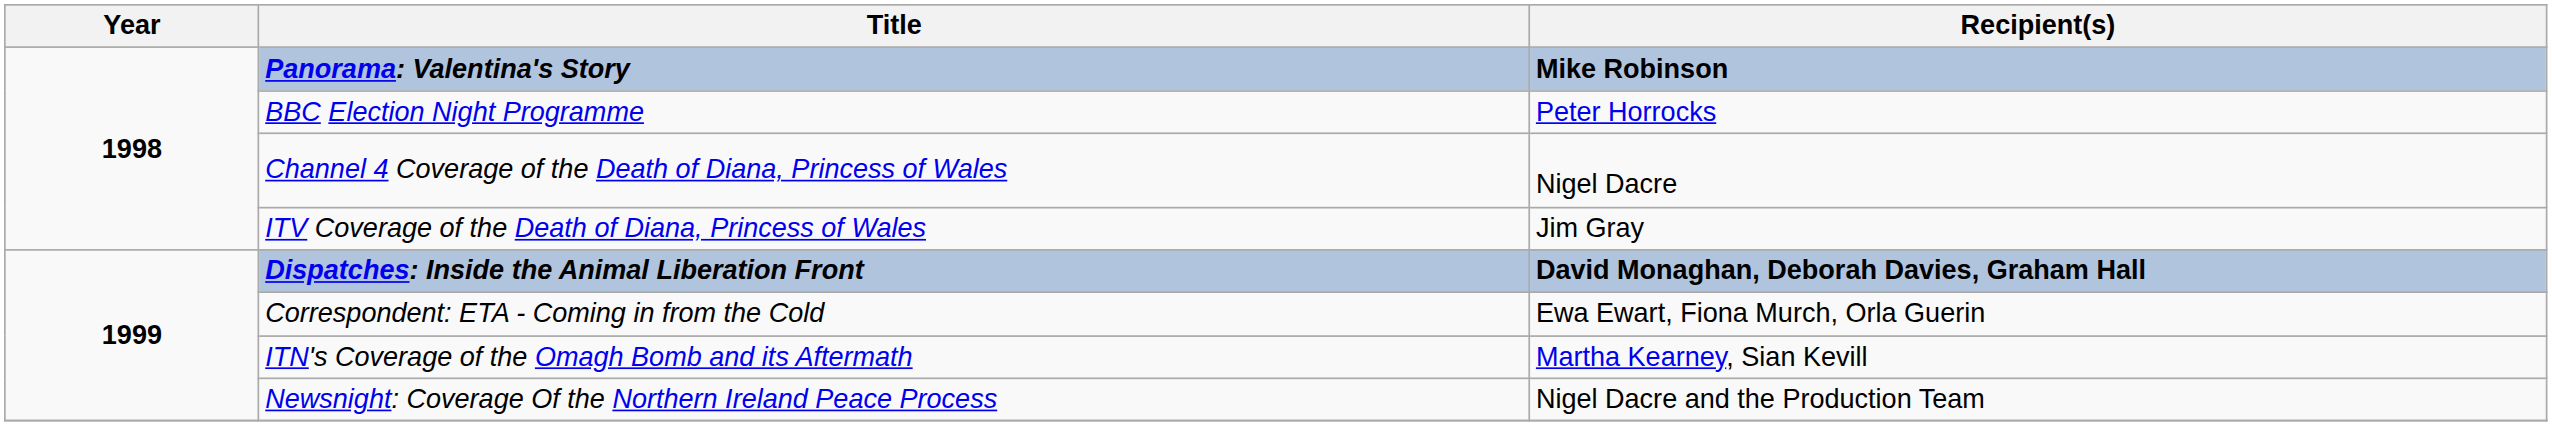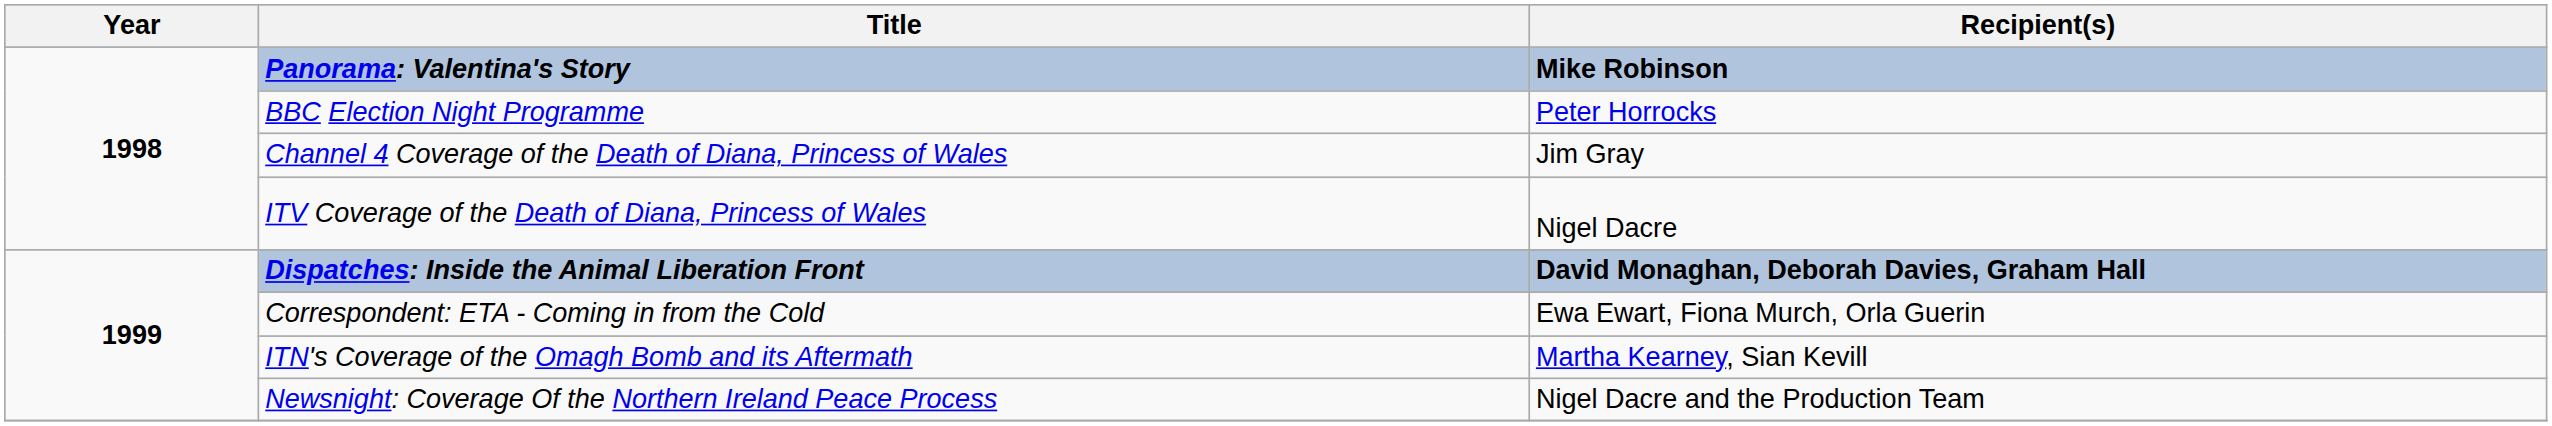(1607, 185) Nigel Dacre -> (1590, 154) Jim Gray
(1590, 227) Jim Gray -> (1607, 227) Nigel Dacre
